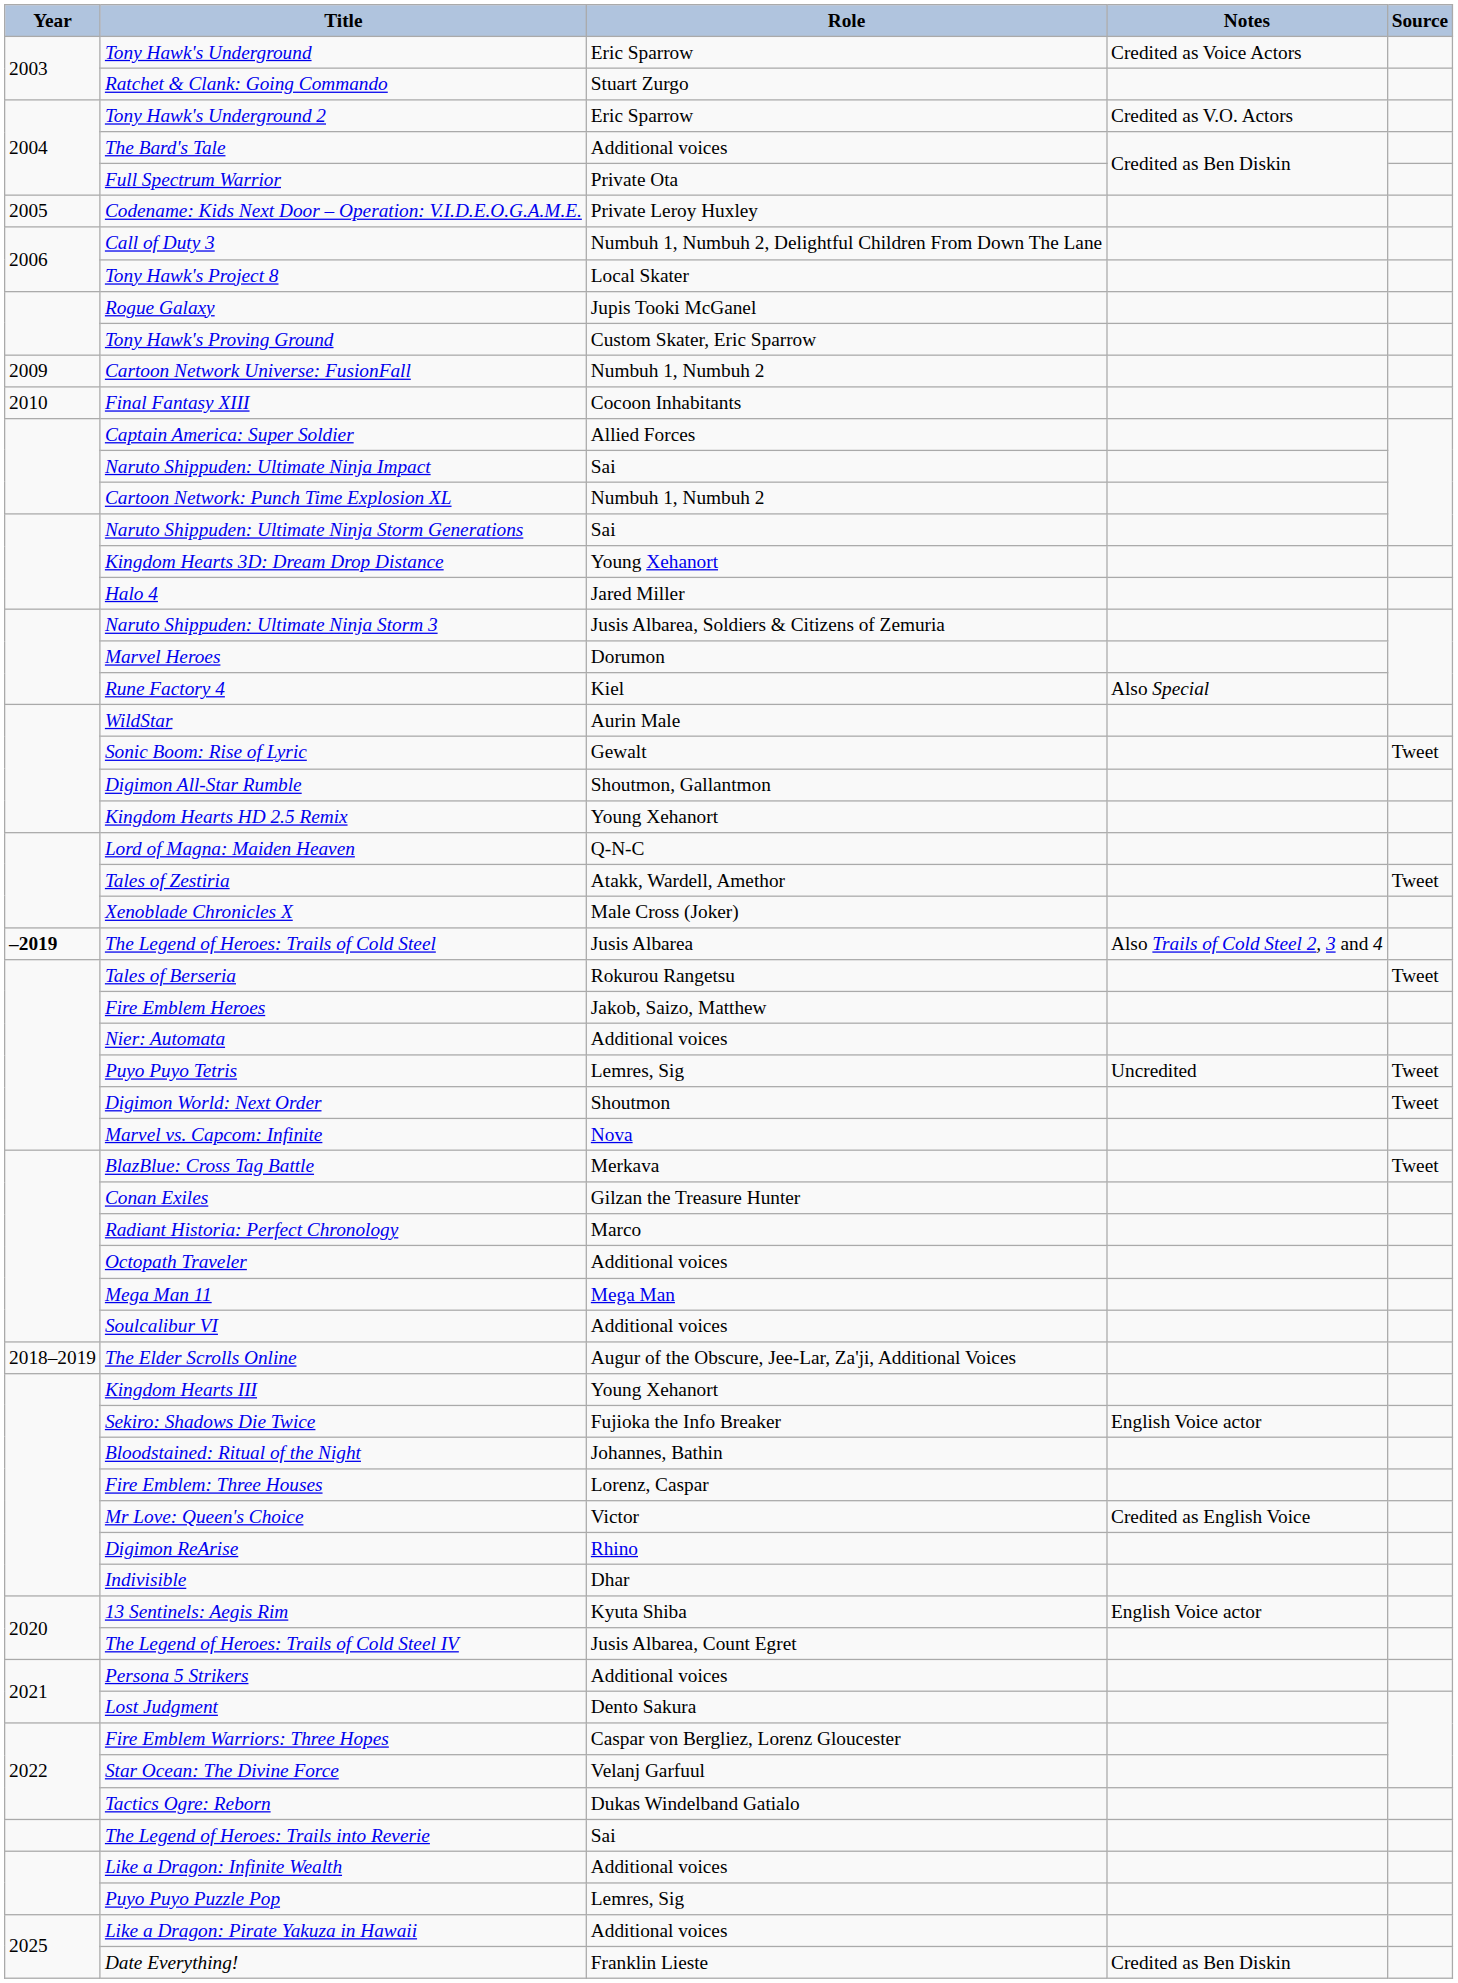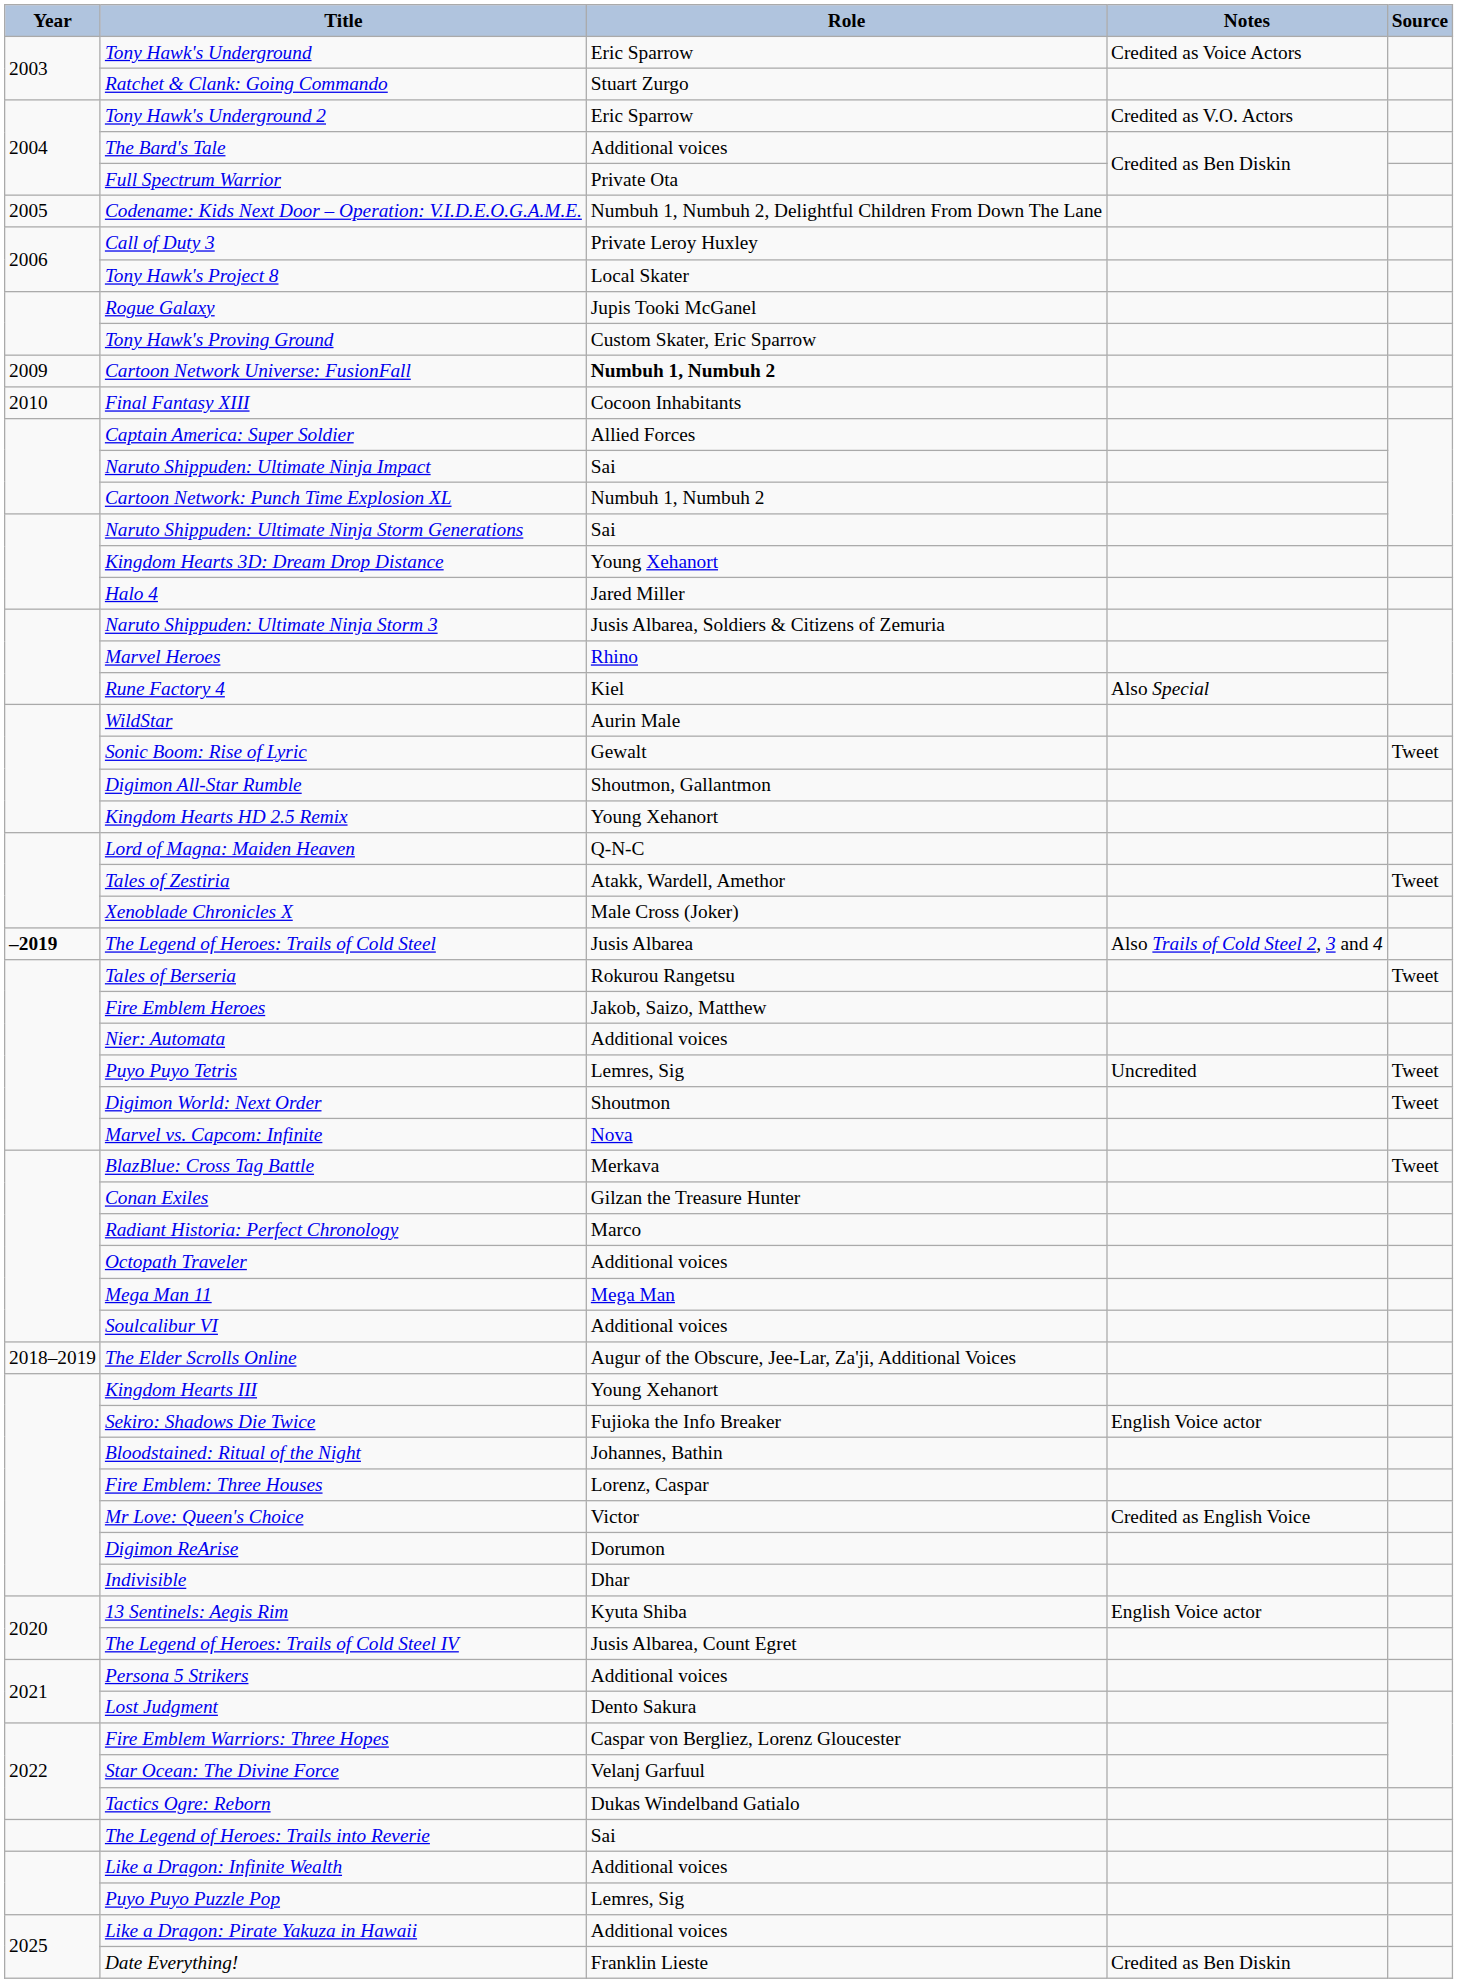(674, 211) Private Leroy Huxley -> (846, 211) Numbuh 1, Numbuh 2, Delightful Children From Down The Lane
(846, 243) Numbuh 1, Numbuh 2, Delightful Children From Down The Lane -> (674, 243) Private Leroy Huxley
(678, 370) normal -> (683, 370) bold
(628, 657) Dorumon -> (614, 657) Rhino
(614, 1548) Rhino -> (628, 1548) Dorumon
